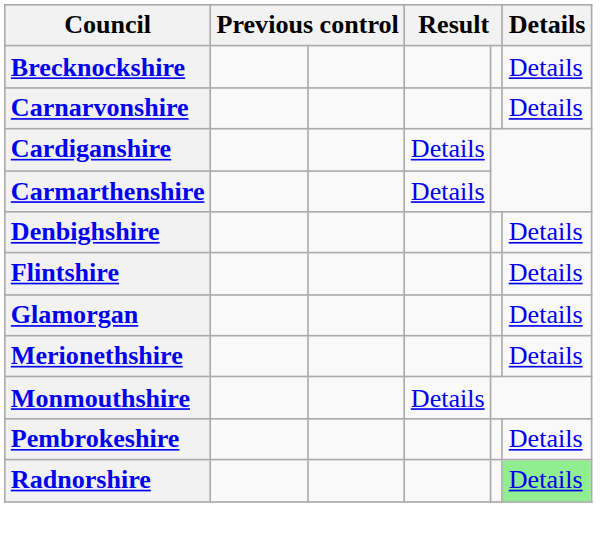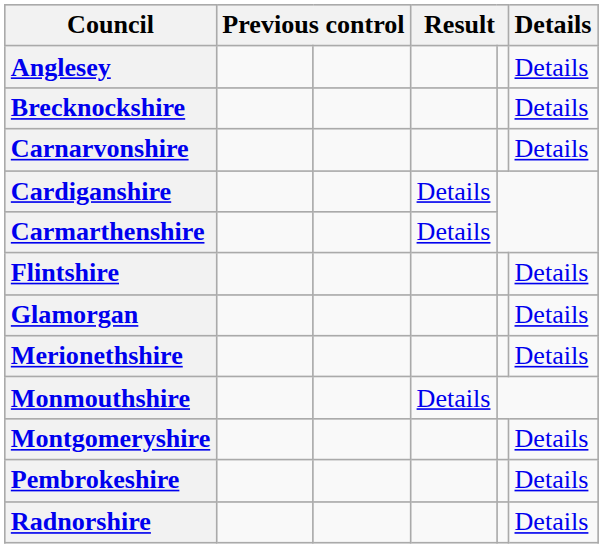+ row: (61, 66)
- row: (85, 231)
+ row: (111, 438)
(546, 480) lightgreen background -> (551, 521) no background
